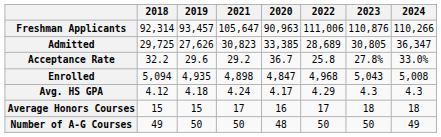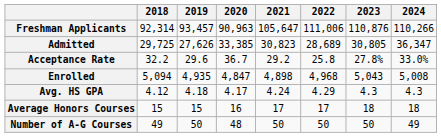columns swapped: (281, 12) <-> (239, 12)
